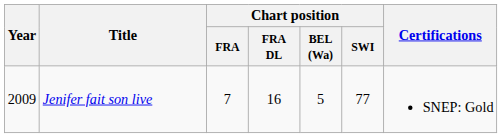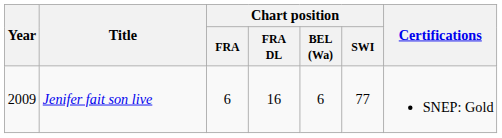(227, 99) 7 -> (227, 99) 6
(321, 99) 5 -> (321, 99) 6
